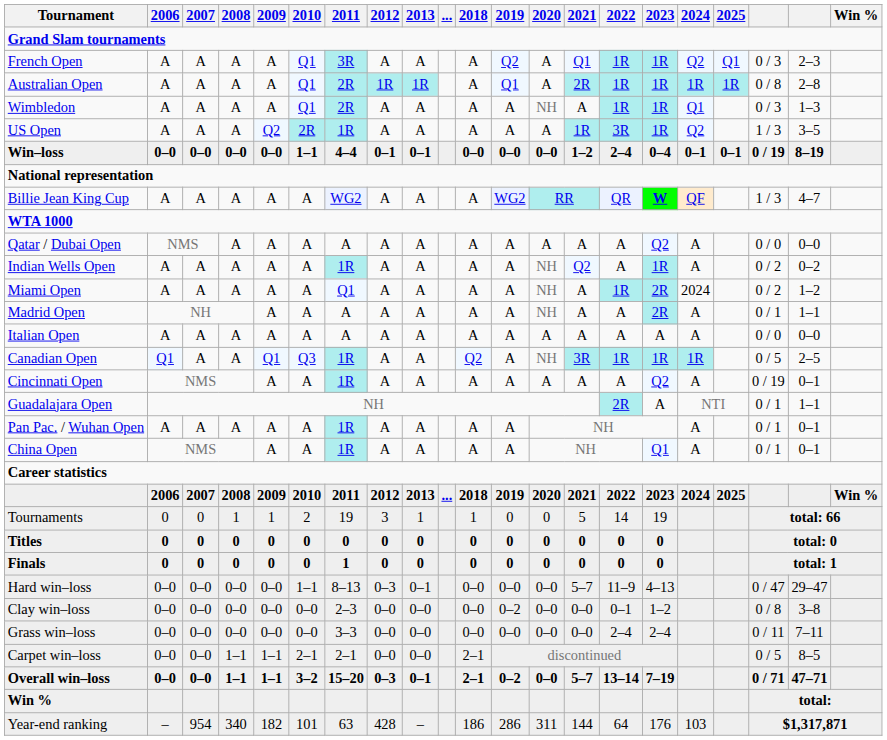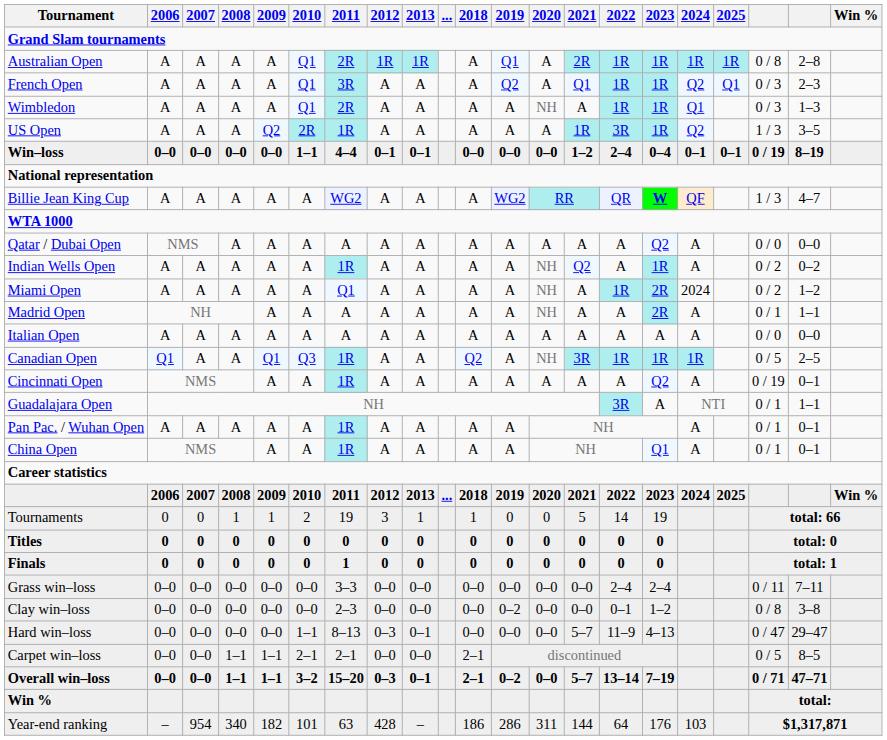rows swapped: (55, 84) <-> (45, 61)
(621, 404) 2R -> (621, 404) 3R
rows swapped: (50, 586) <-> (52, 632)
